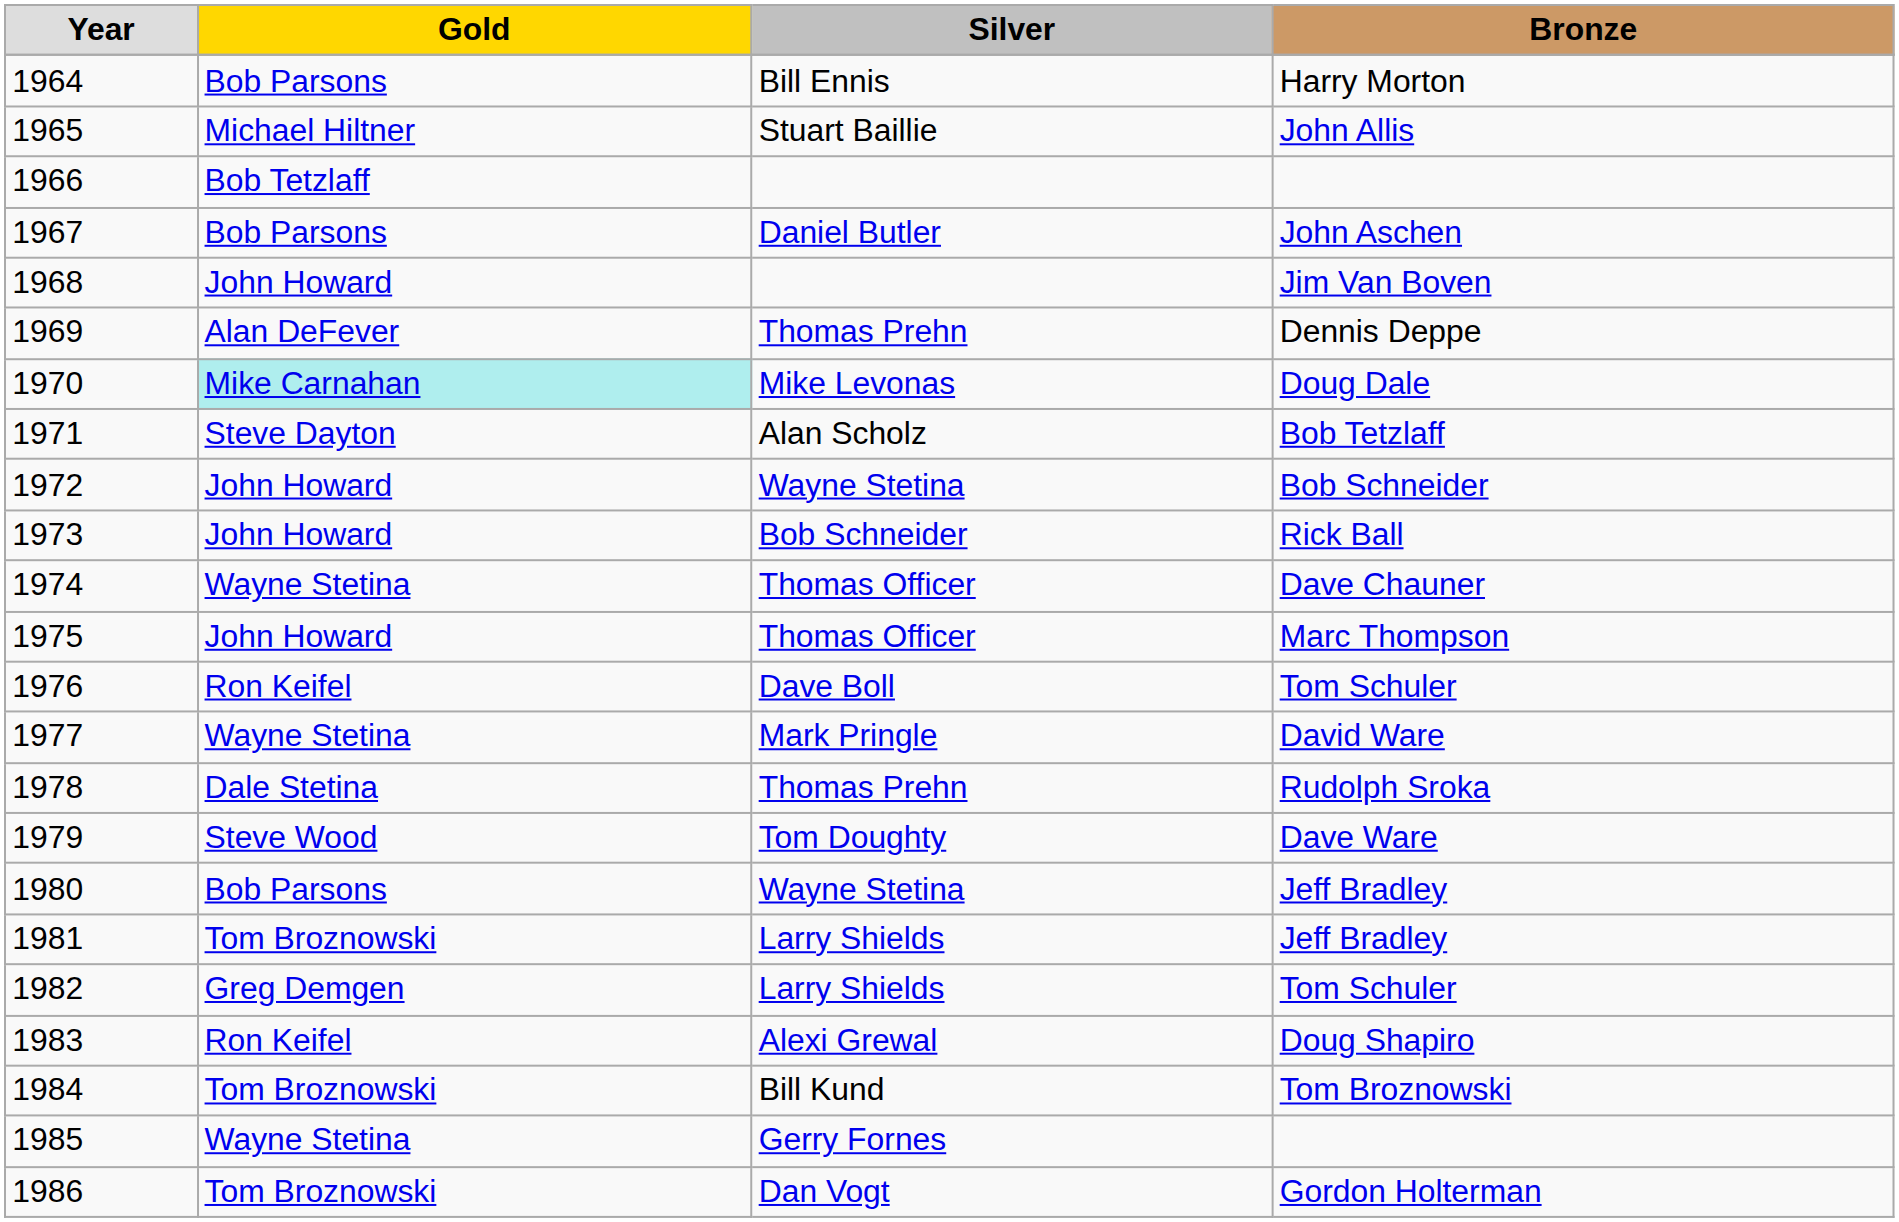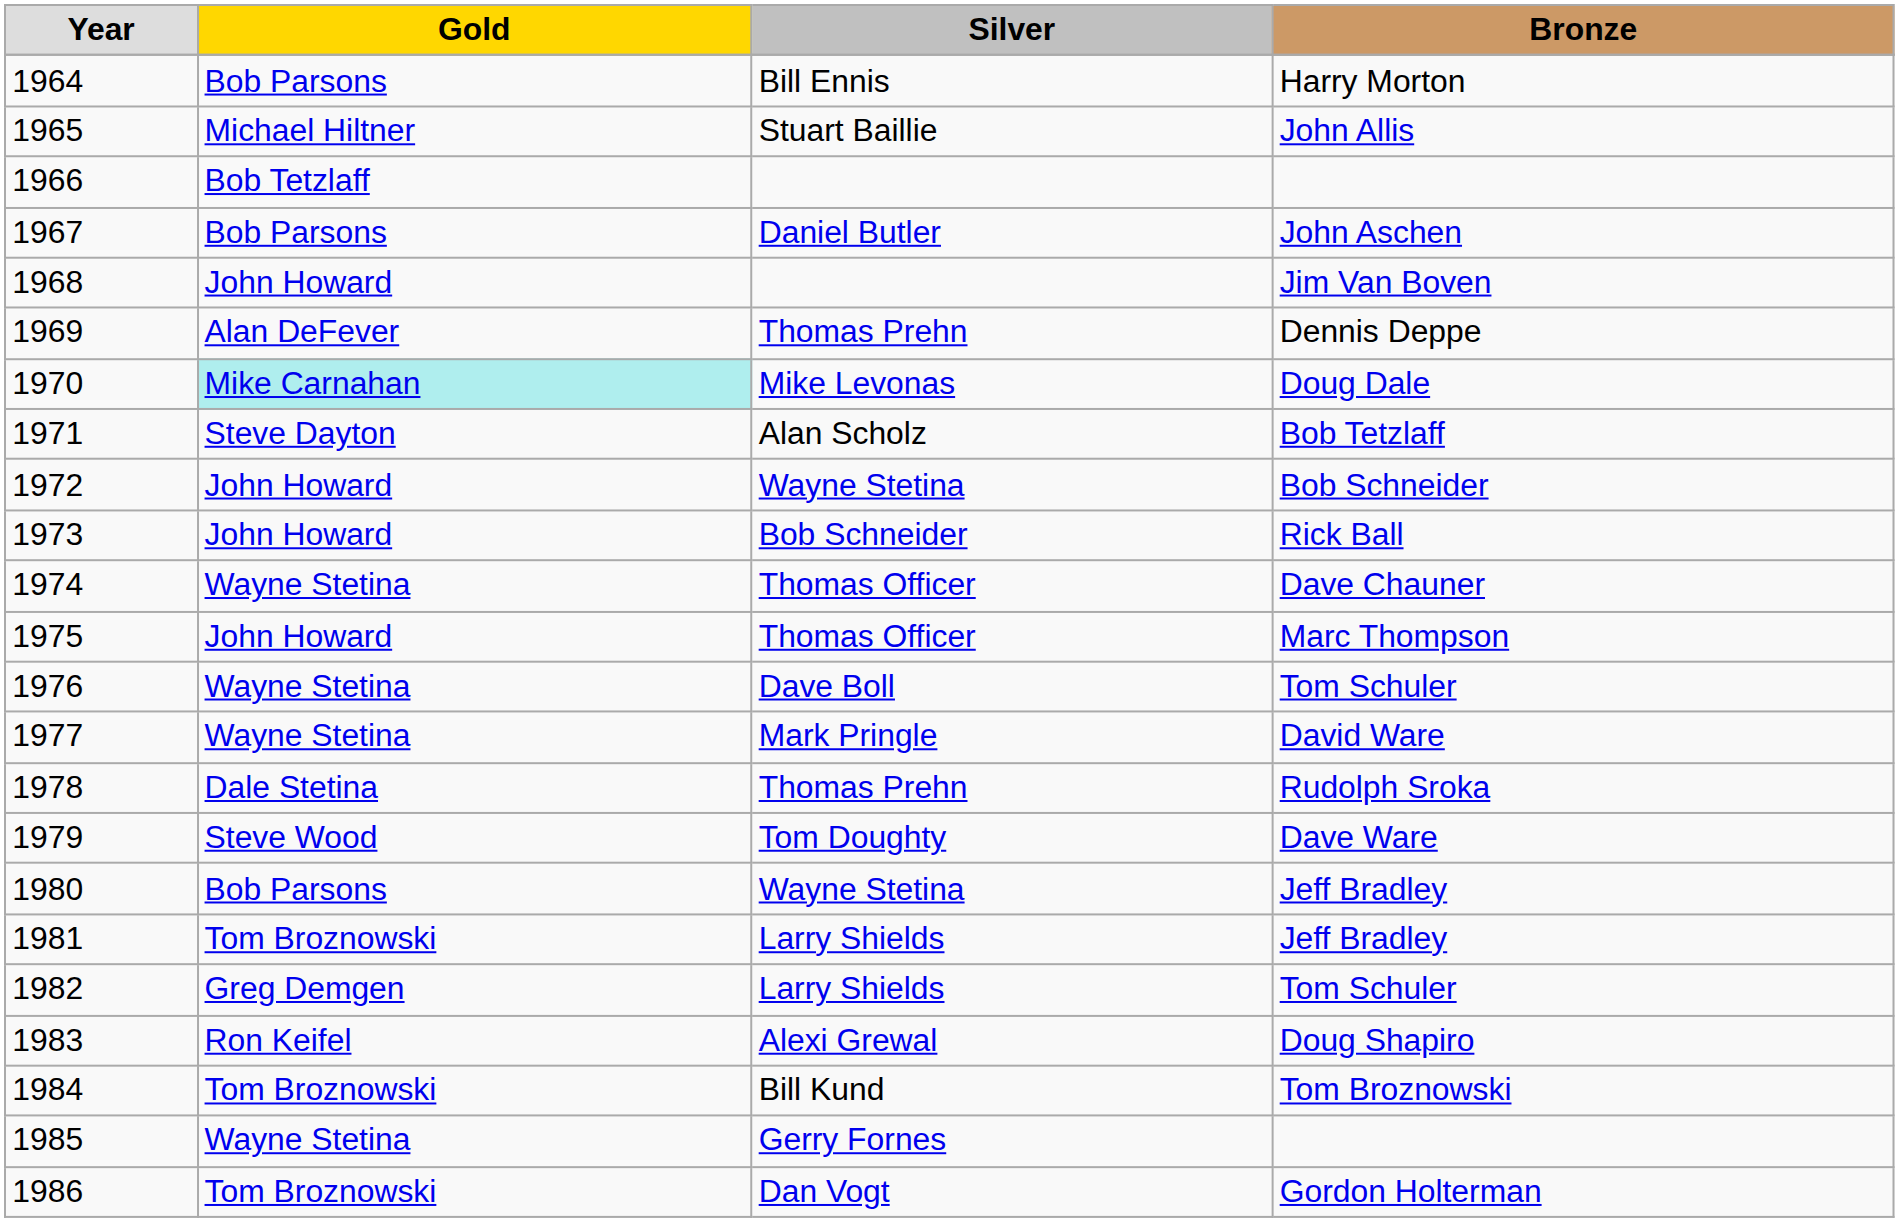(278, 686) Ron Keifel -> (308, 686) Wayne Stetina
